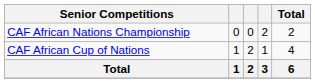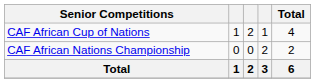rows swapped: (78, 51) <-> (98, 32)
